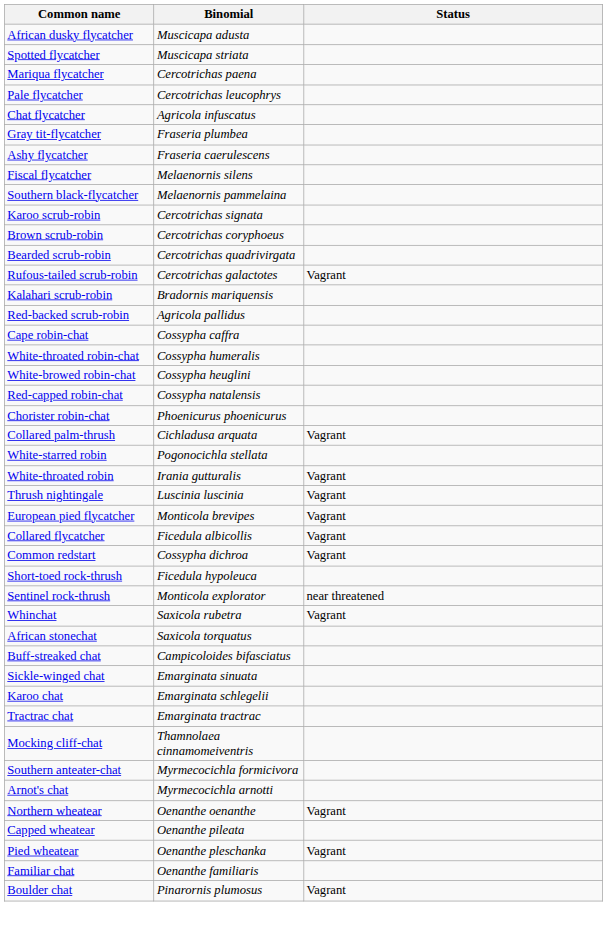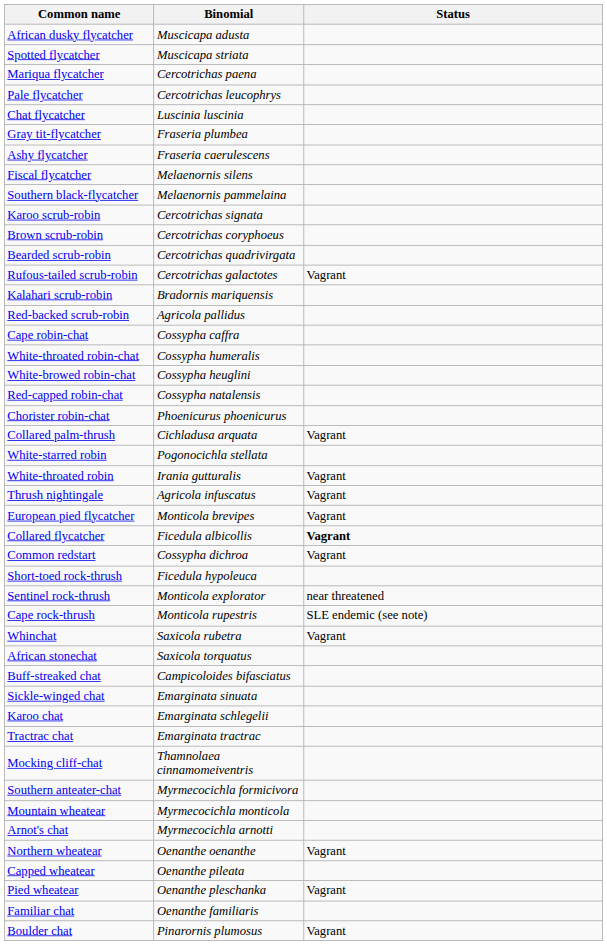(206, 114) Agricola infuscatus -> (200, 114) Luscinia luscinia
(200, 495) Luscinia luscinia -> (206, 495) Agricola infuscatus
(326, 535) normal -> (328, 535) bold
+ row: (51, 615)
+ row: (56, 810)
